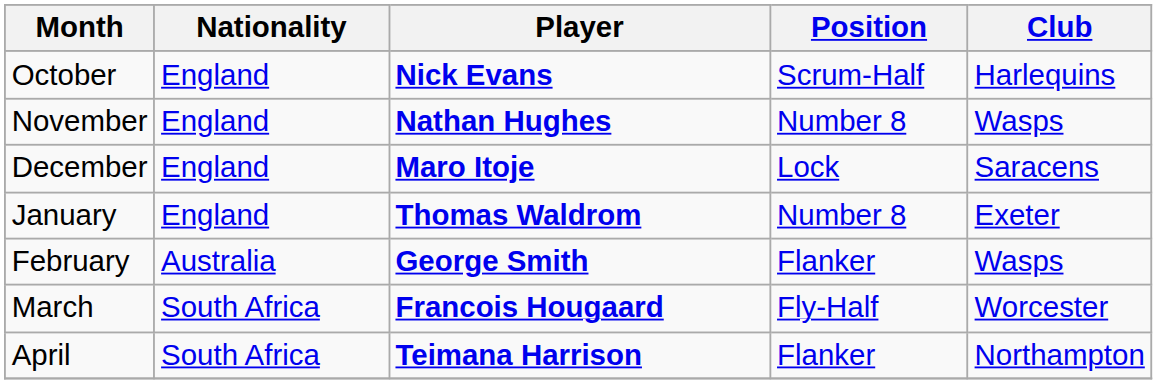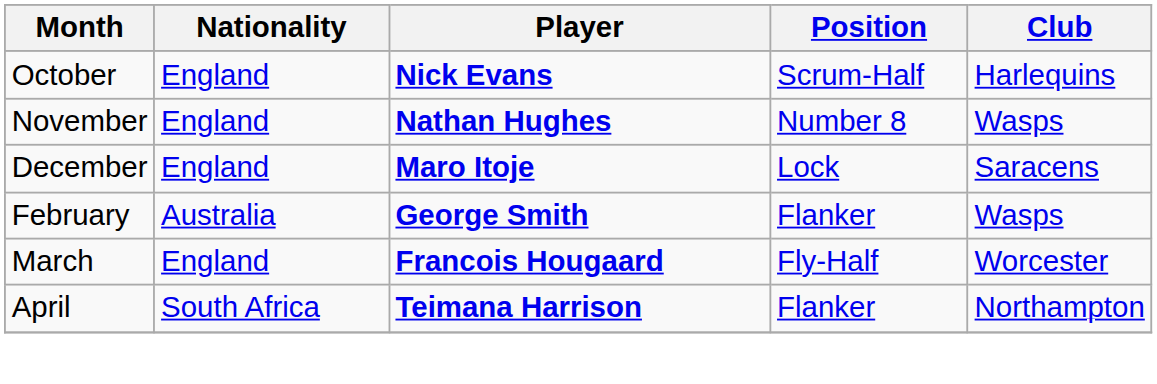- row: (64, 214)
(240, 307) South Africa -> (215, 261) England
